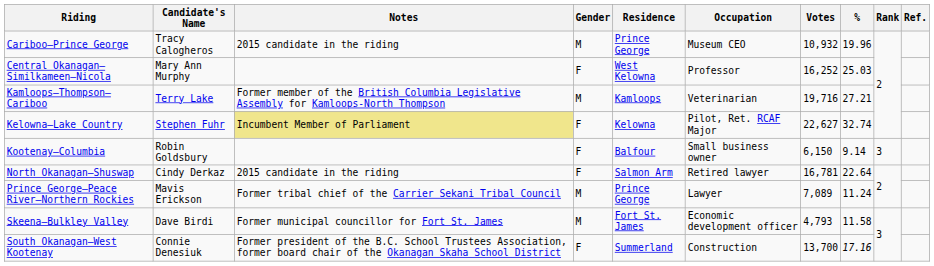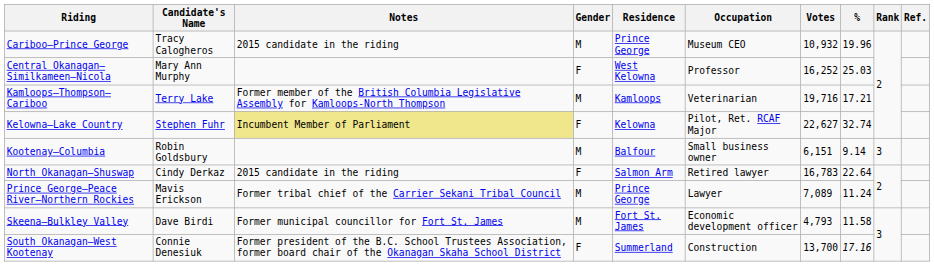(857, 98) 27.21 -> (857, 98) 17.21
(578, 152) F -> (578, 152) M
(818, 152) 6,150 -> (818, 152) 6,151
(821, 173) 16,781 -> (821, 173) 16,783
